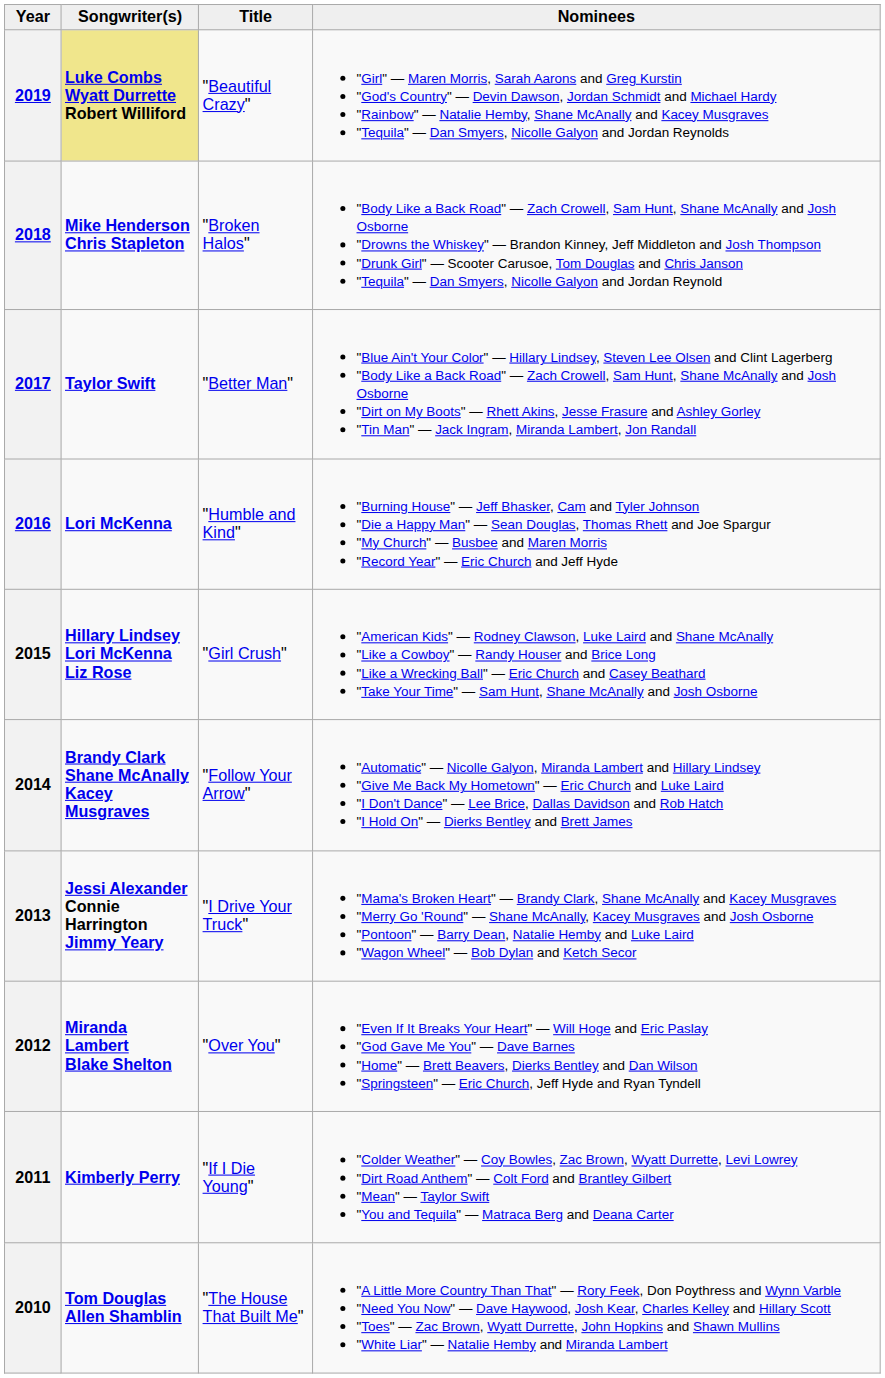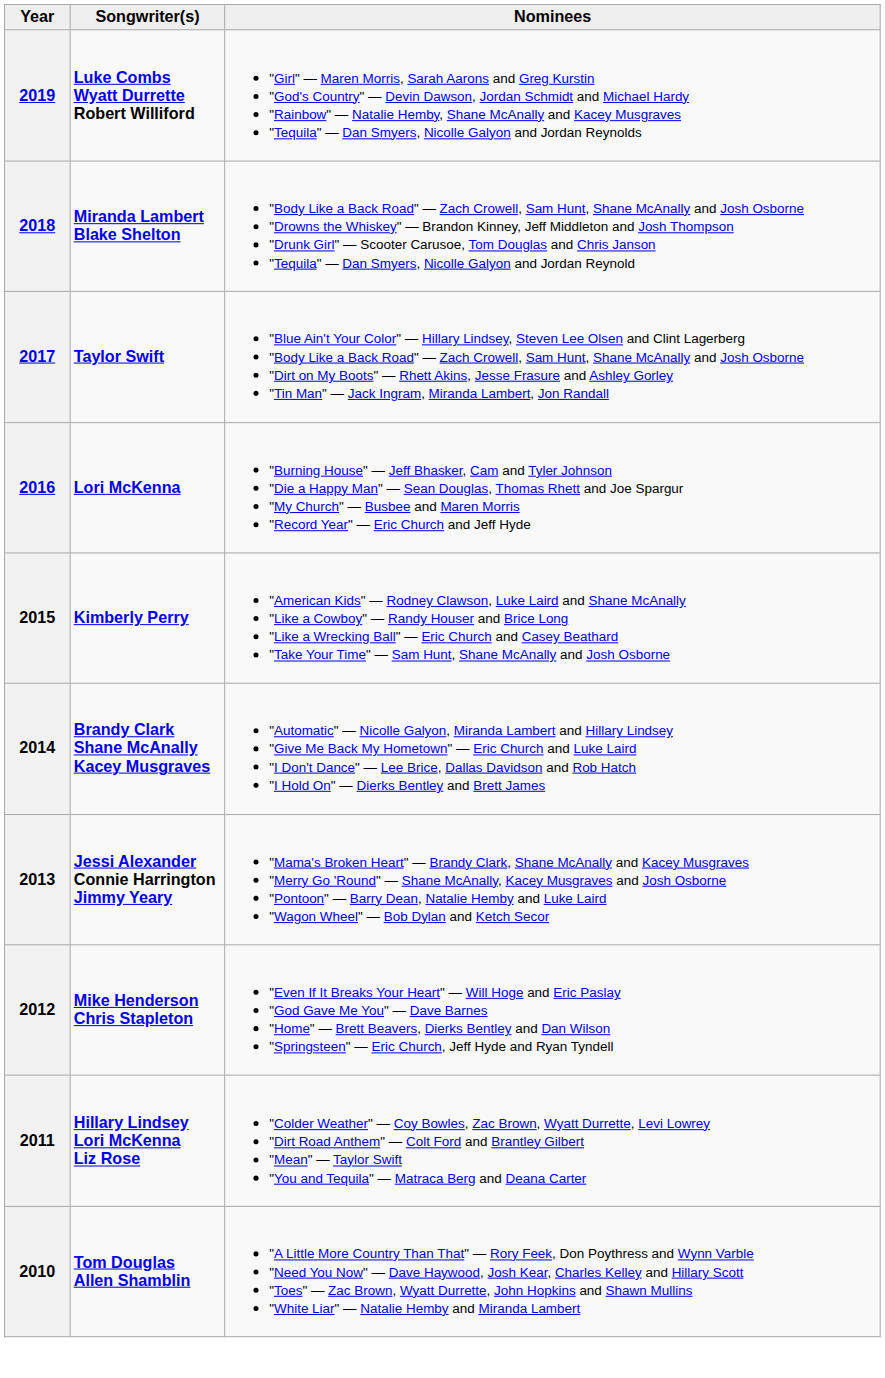- column: (256, 17)
(126, 95) khaki background -> (134, 95) no background
(127, 235) Mike Henderson Chris Stapleton -> (139, 226) Miranda Lambert Blake Shelton
(122, 654) Hillary Lindsey Lori McKenna Liz Rose -> (131, 618) Kimberly Perry
(118, 1046) Miranda Lambert Blake Shelton -> (136, 1010) Mike Henderson Chris Stapleton
(122, 1177) Kimberly Perry -> (131, 1140) Hillary Lindsey Lori McKenna Liz Rose
